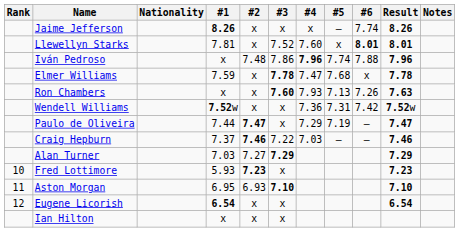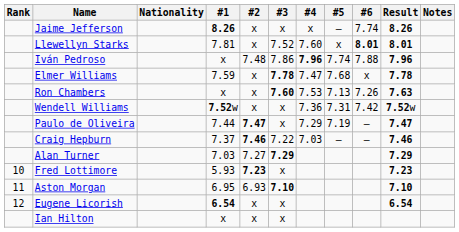(310, 92) 7.93 -> (310, 92) 7.53
